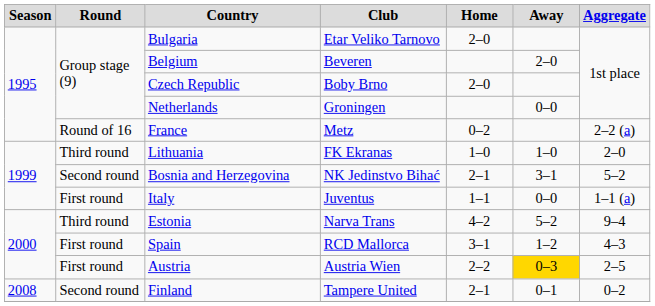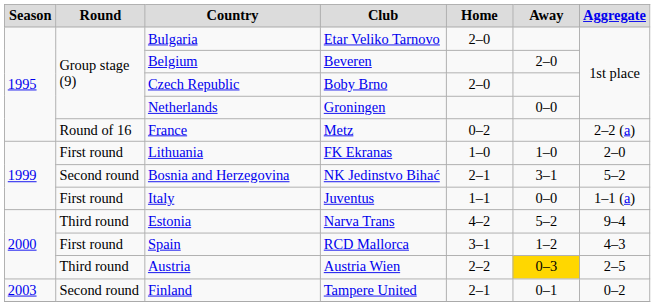(94, 152) Third round -> (91, 152) First round
(91, 267) First round -> (94, 267) Third round
(22, 289) 2008 -> (22, 289) 2003
